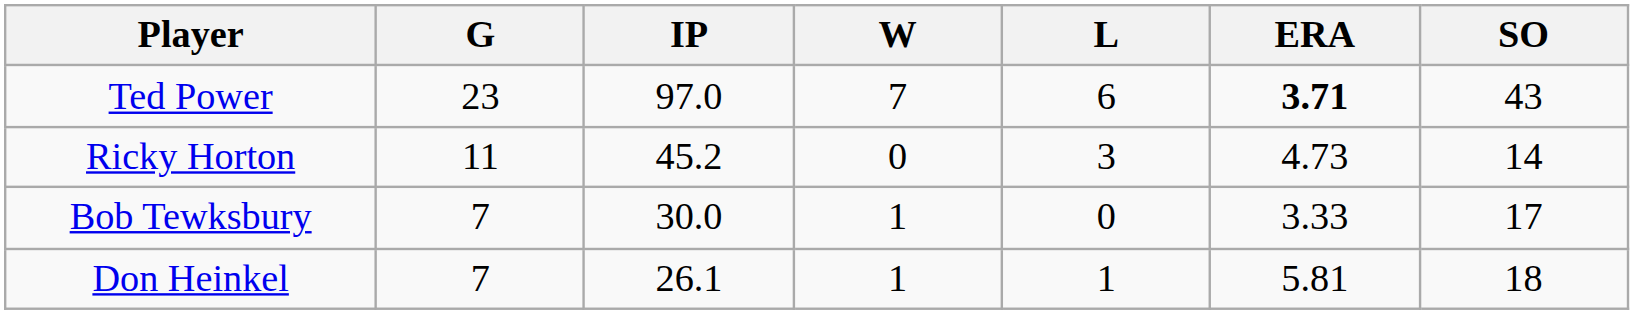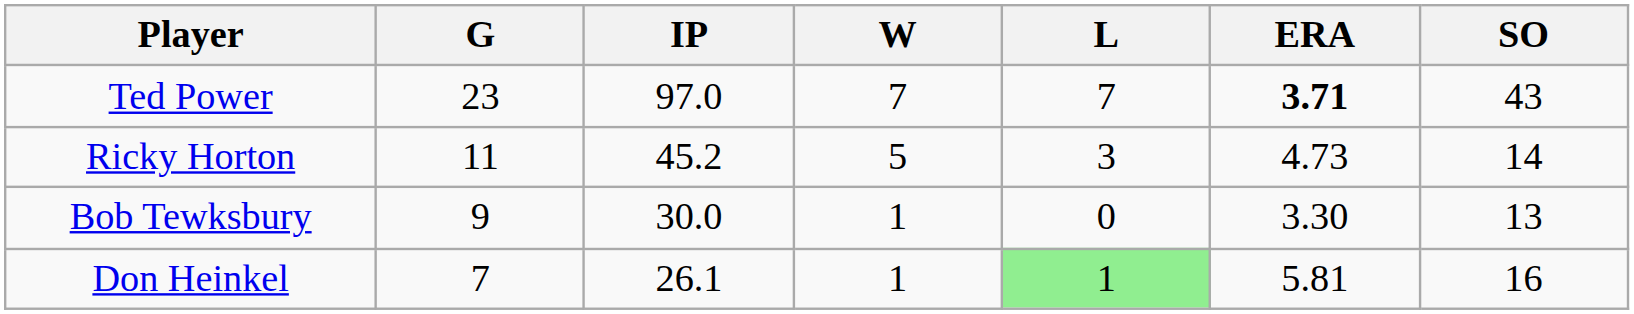(1106, 95) 6 -> (1106, 95) 7
(898, 156) 0 -> (898, 156) 5
(480, 216) 7 -> (480, 216) 9
(1315, 216) 3.33 -> (1315, 216) 3.30
(1523, 216) 17 -> (1523, 216) 13
(1106, 277) no background -> (1106, 277) lightgreen background
(1523, 277) 18 -> (1523, 277) 16
